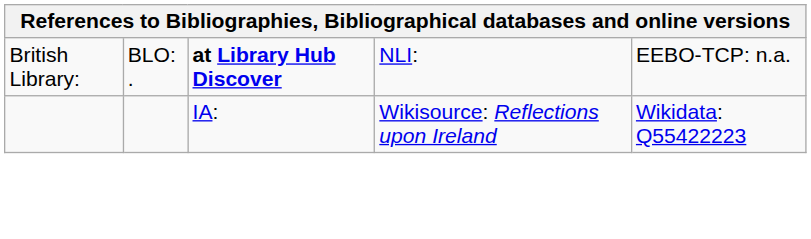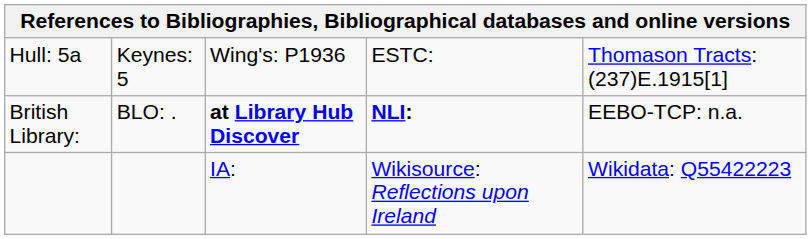+ row: (45, 54)
(399, 54) normal -> (392, 111) bold
